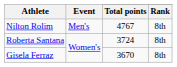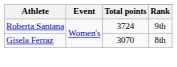- row: (30, 26)
(160, 41) 8th -> (160, 26) 9th
(125, 55) 3670 -> (125, 41) 3070
